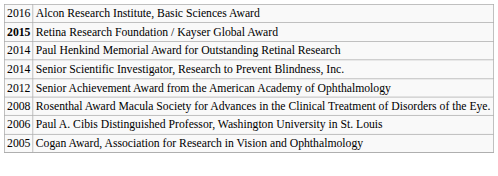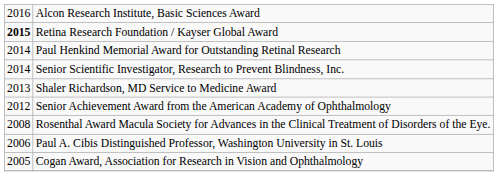+ row: (156, 87)
